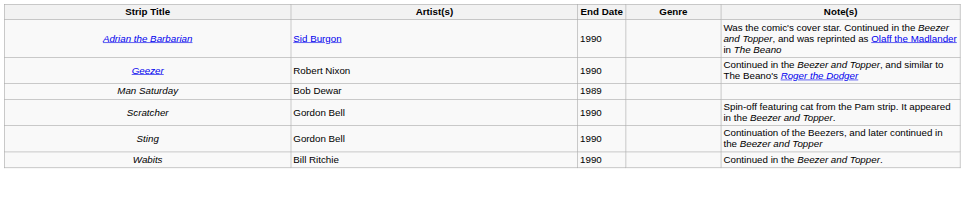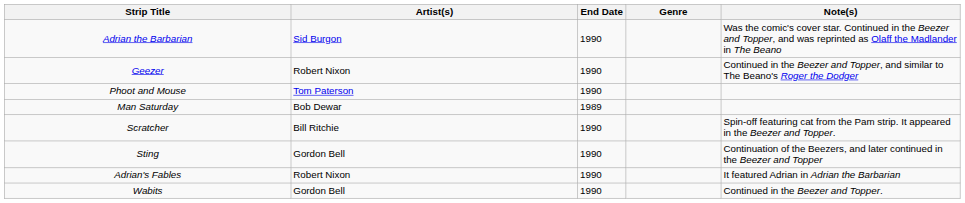+ row: (148, 91)
(319, 112) Gordon Bell -> (316, 128) Bill Ritchie
+ row: (148, 175)
(316, 160) Bill Ritchie -> (319, 190) Gordon Bell
